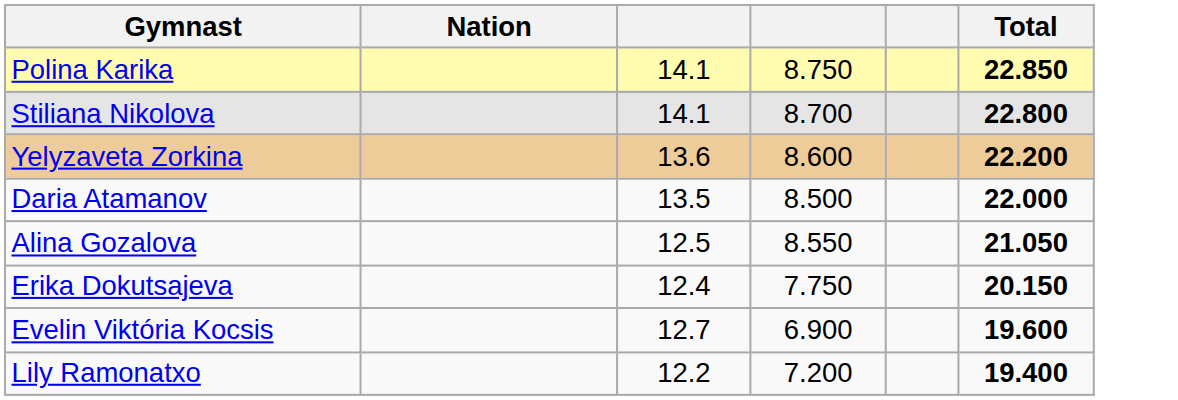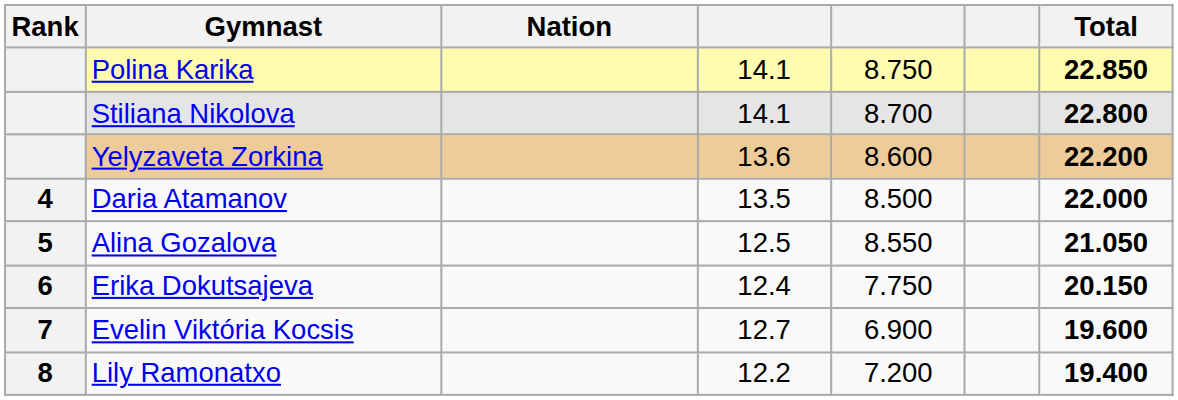+ column: (45, 26)
